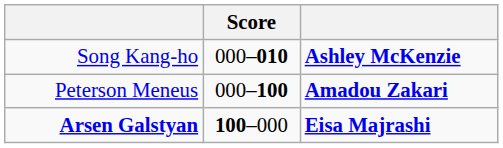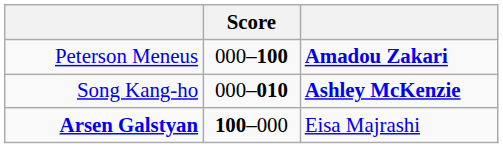rows swapped: (138, 56) <-> (127, 90)
(368, 125) bold -> (362, 125) normal
